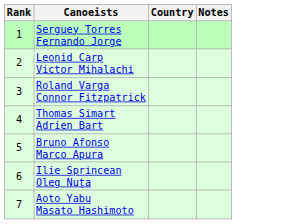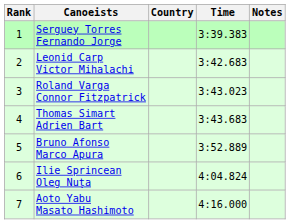+ column: (223, 13)
